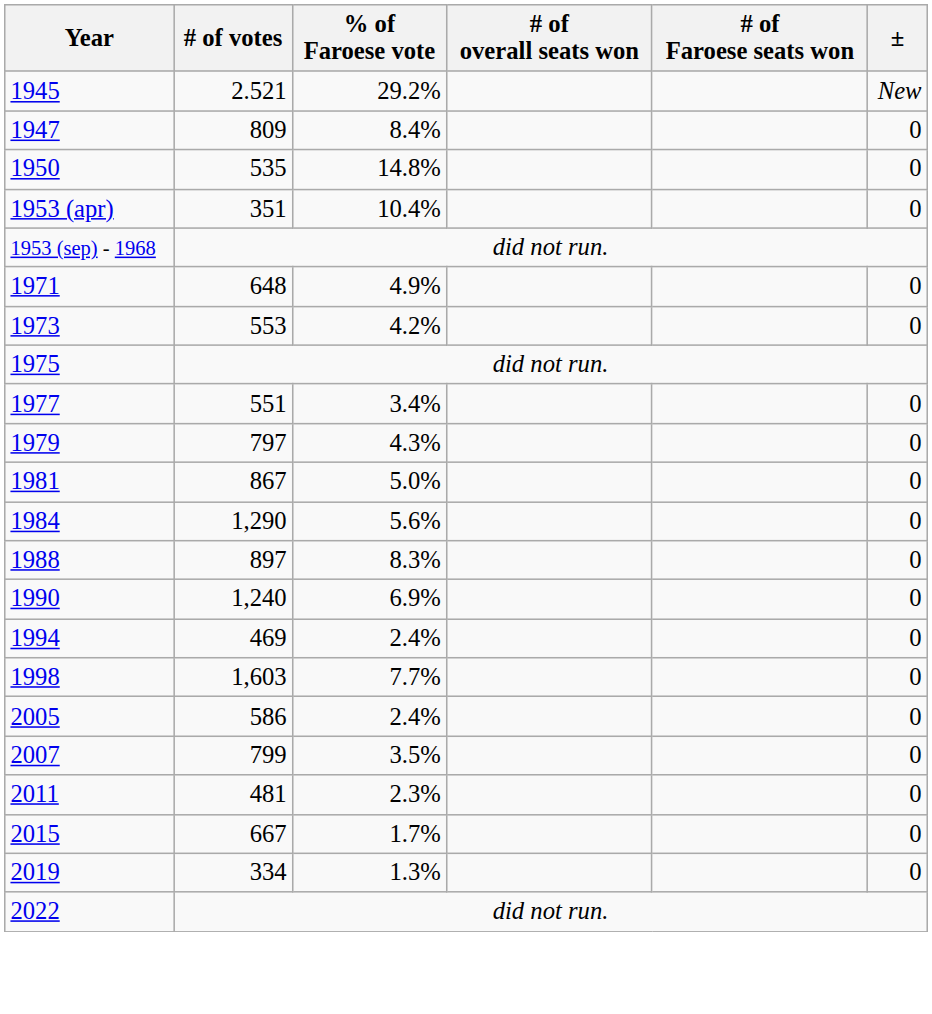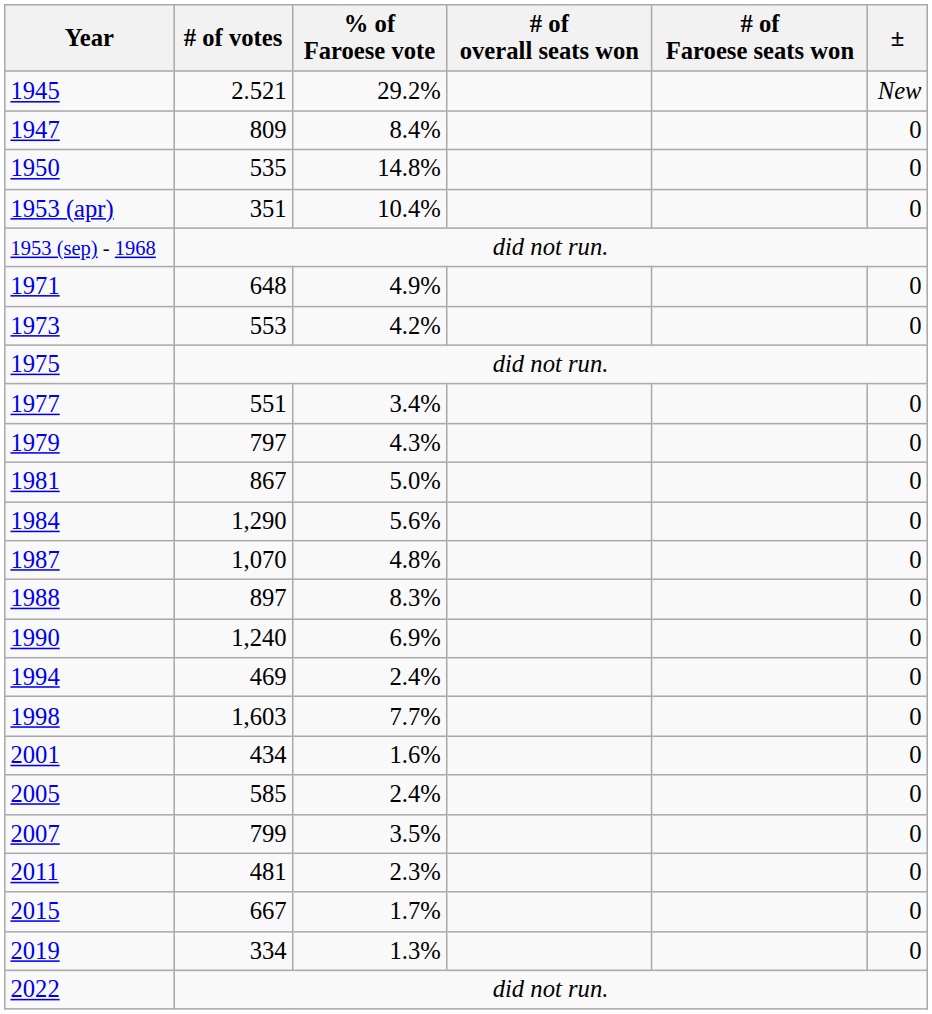+ row: (35, 559)
+ row: (35, 755)
(268, 716) 586 -> (268, 794) 585
